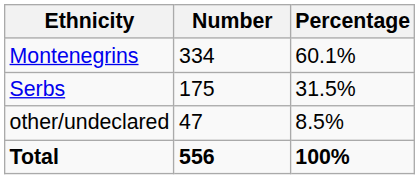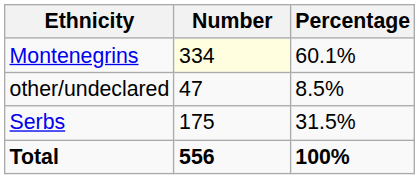(197, 55) no background -> (197, 55) lightyellow background
rows swapped: (37, 88) <-> (89, 122)
